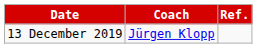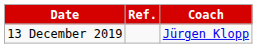columns swapped: (171, 14) <-> (235, 14)
